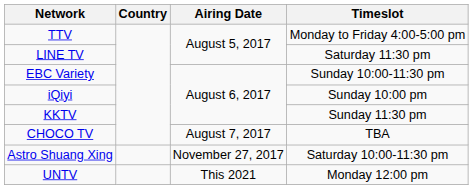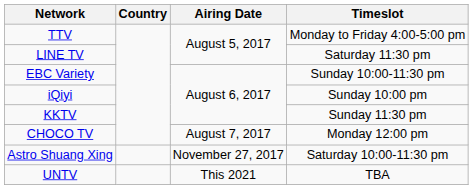(377, 134) TBA -> (377, 134) Monday 12:00 pm
(377, 174) Monday 12:00 pm -> (377, 174) TBA
